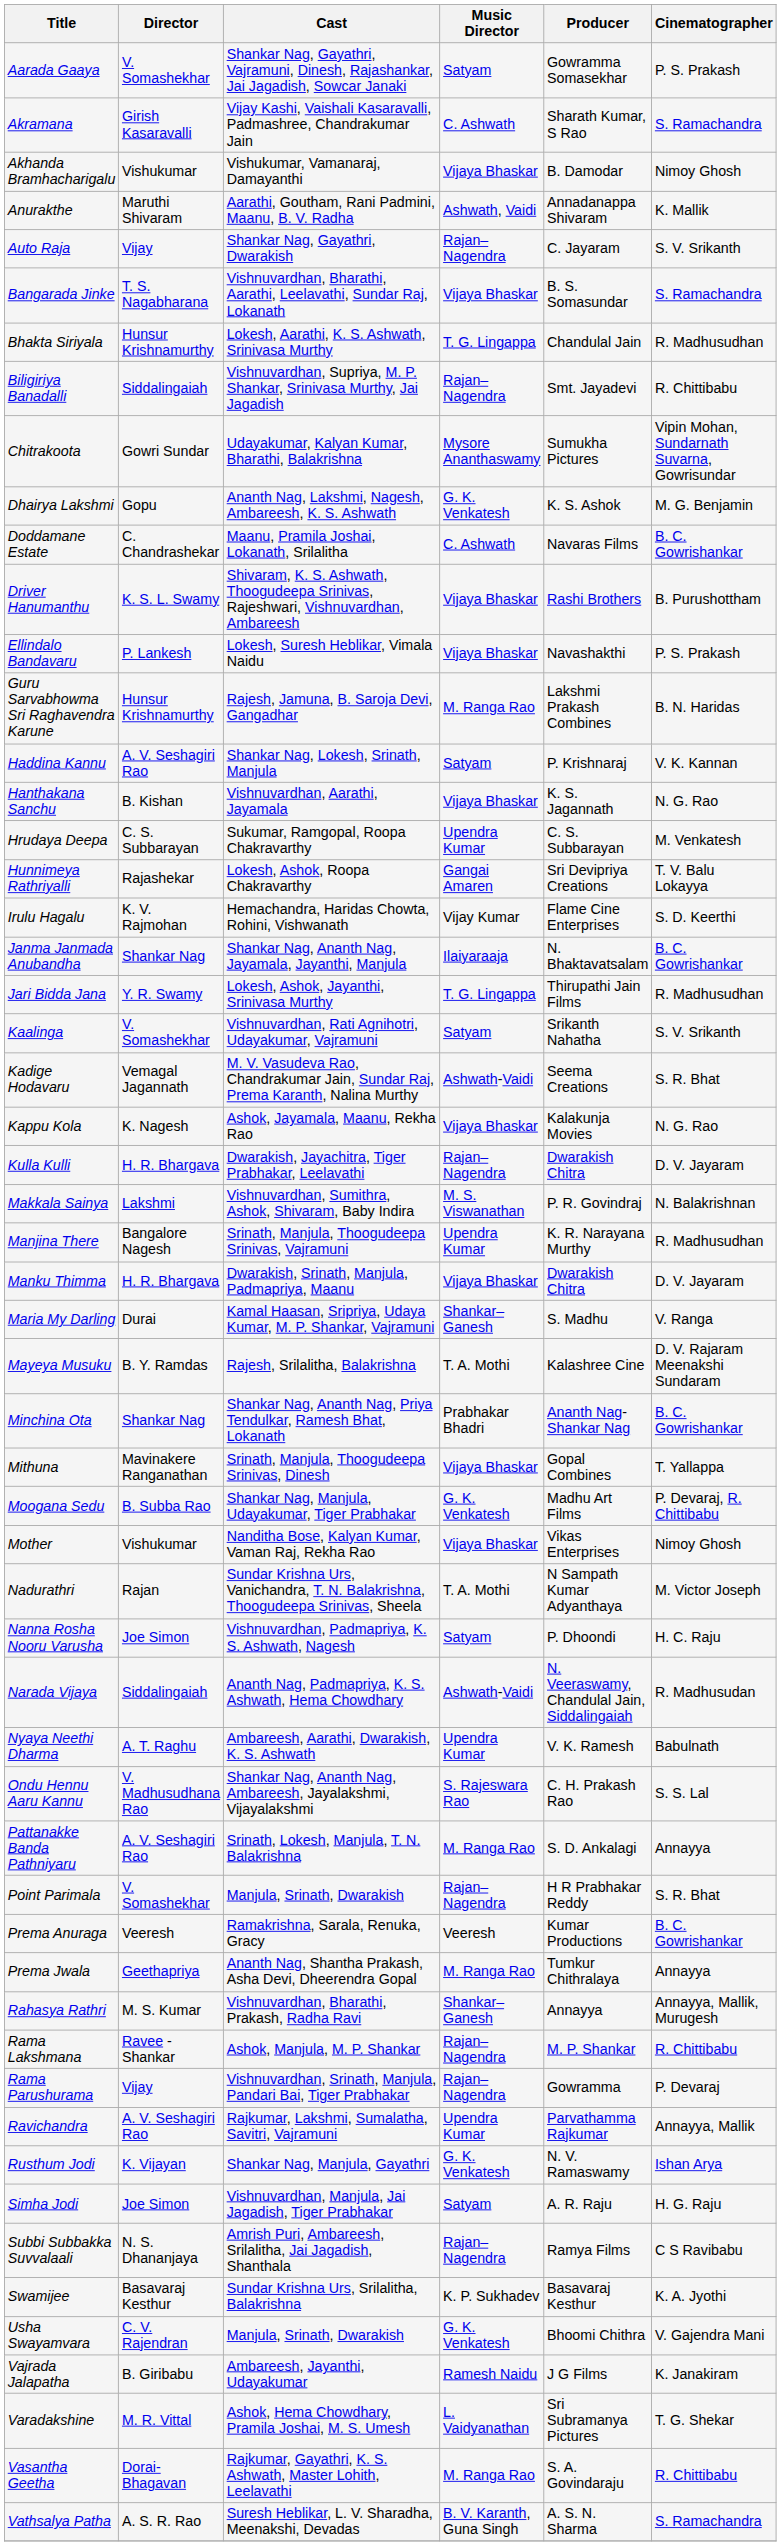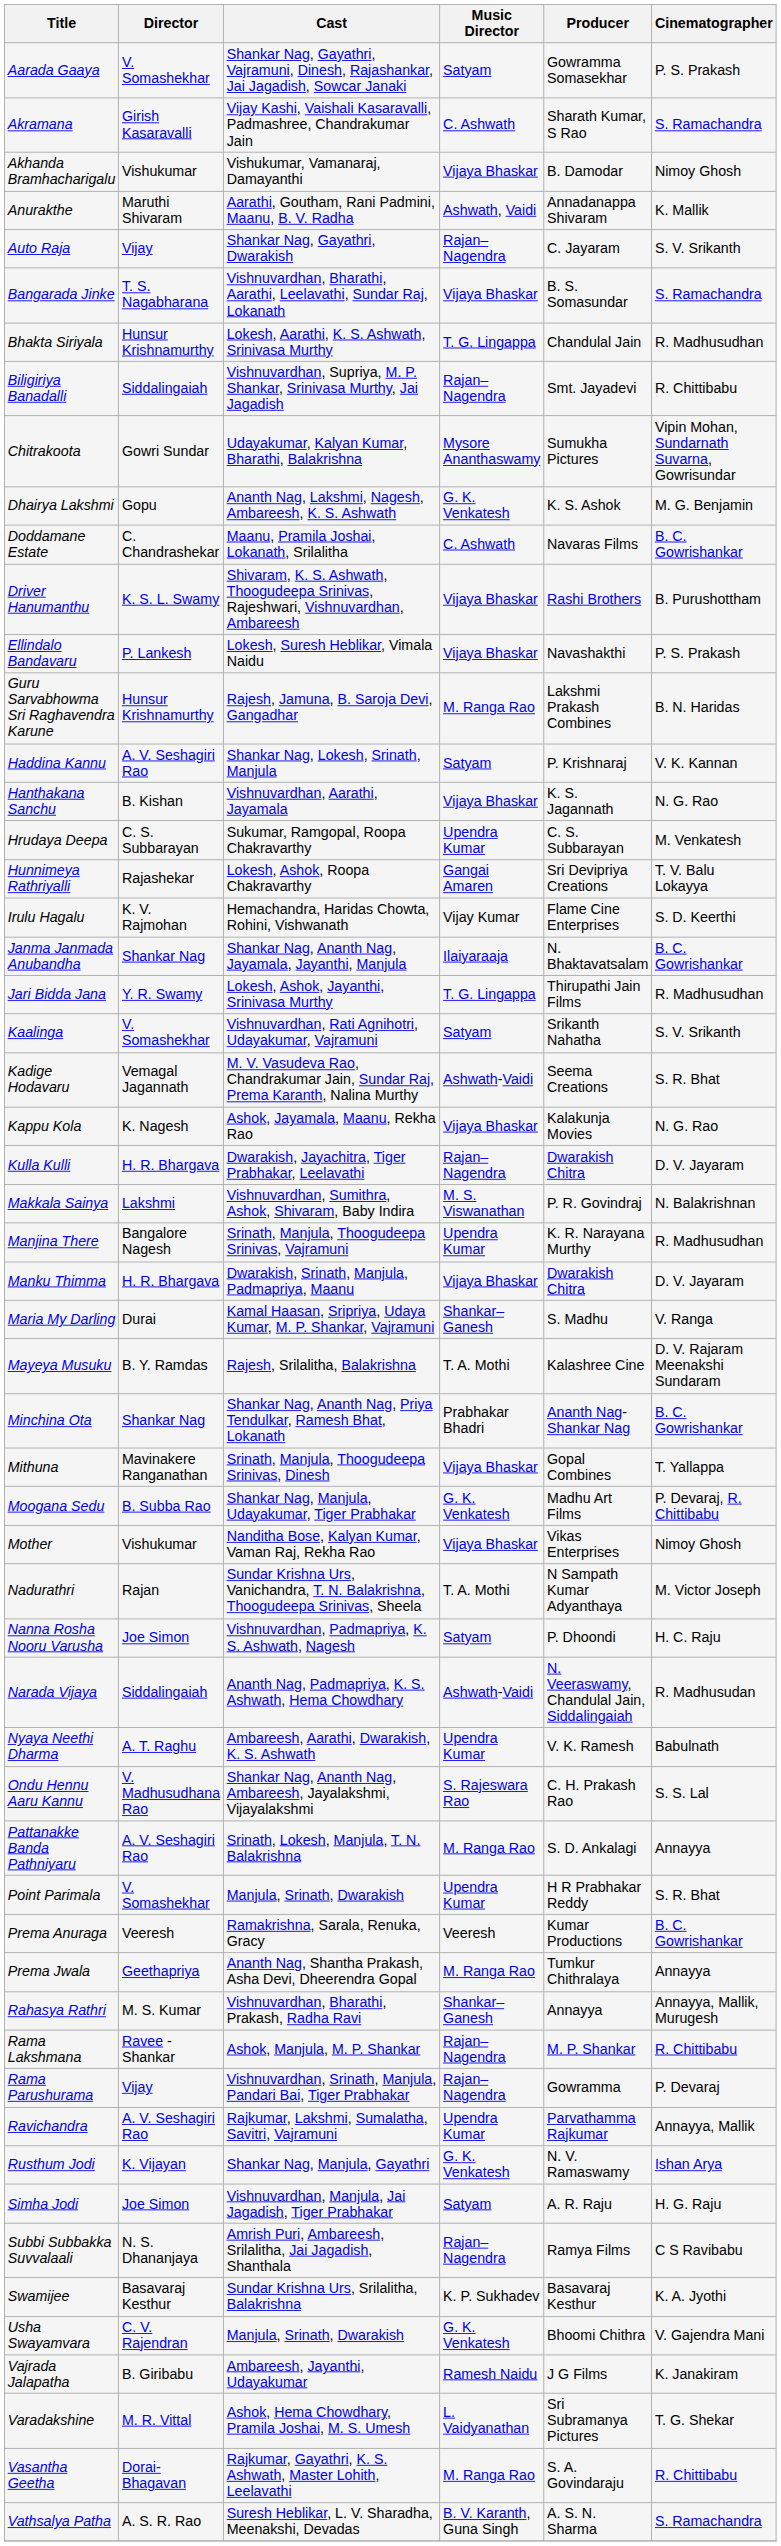(474, 1894) Rajan–Nagendra -> (470, 1894) Upendra Kumar
